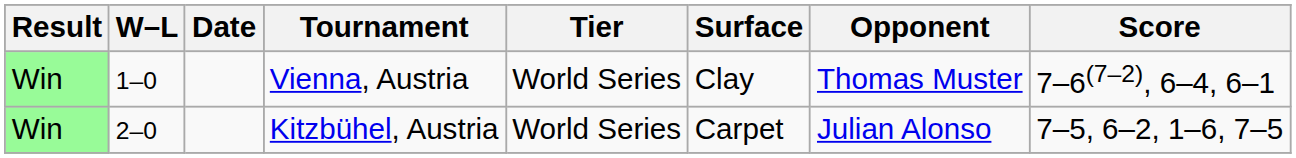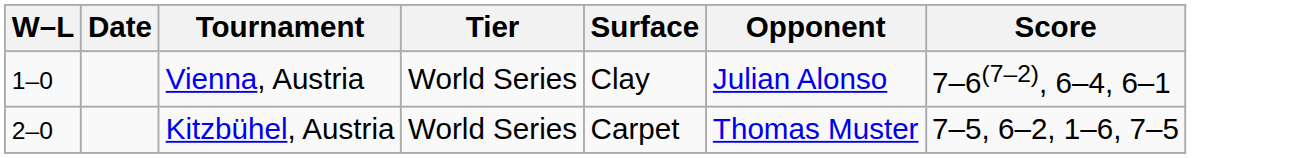- column: (57, 27)
(920, 78) Thomas Muster -> (800, 78) Julian Alonso
(904, 129) Julian Alonso -> (816, 129) Thomas Muster
